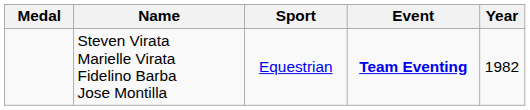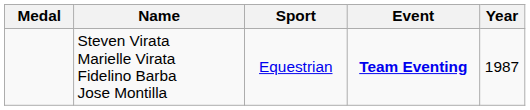(502, 66) 1982 -> (502, 66) 1987
